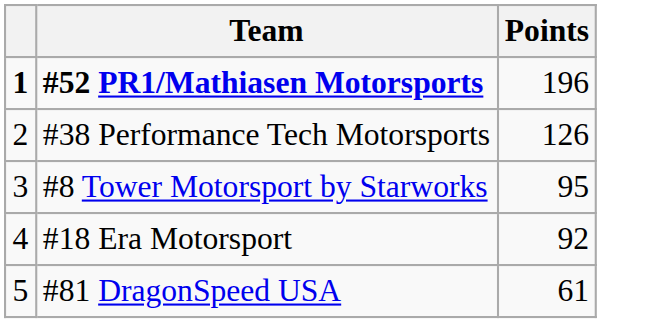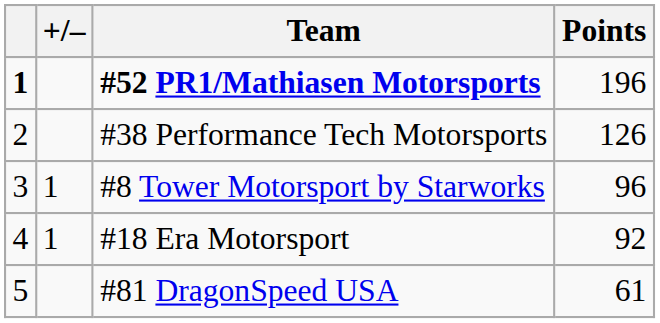+ column: (64, 30)
(573, 187) 95 -> (631, 187) 96
